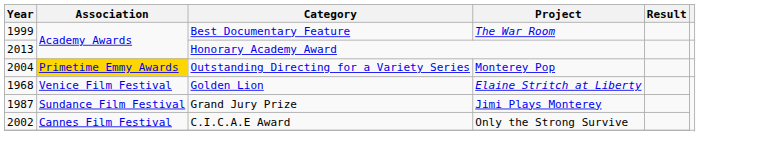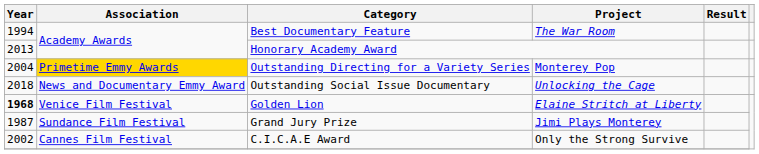(20, 31) 1999 -> (20, 31) 1994
+ row: (370, 85)
(20, 85) normal -> (20, 103) bold
